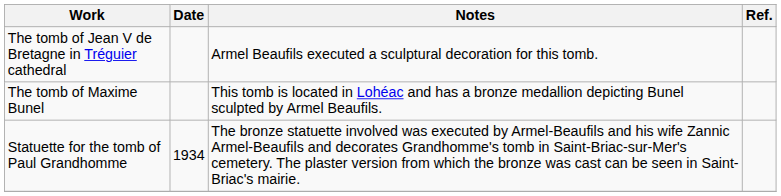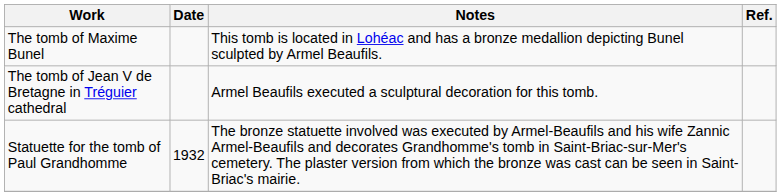rows swapped: (80, 54) <-> (73, 101)
(189, 155) 1934 -> (189, 155) 1932
